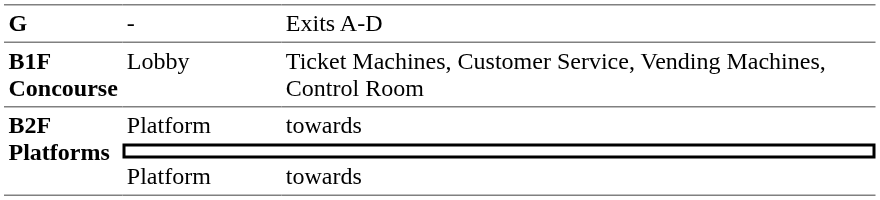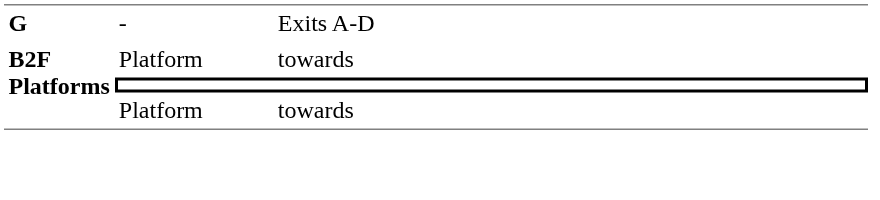- row: (158, 60)
